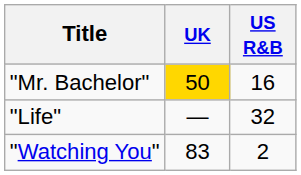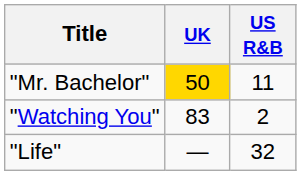(263, 81) 16 -> (263, 81) 11
rows swapped: (85, 151) <-> (35, 116)
